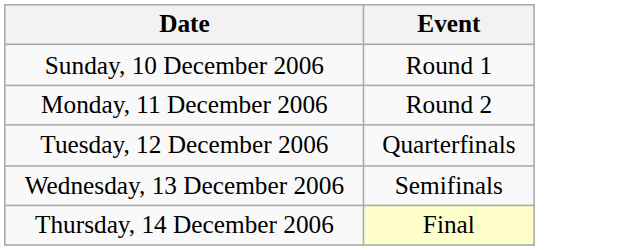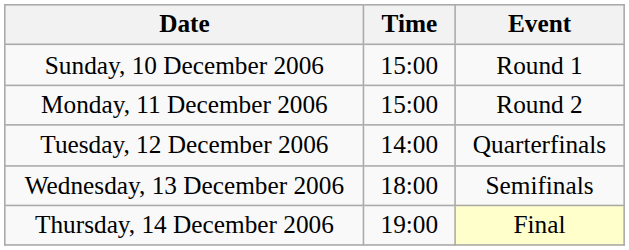+ column: (409, 24)
